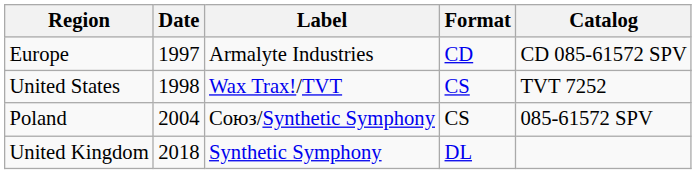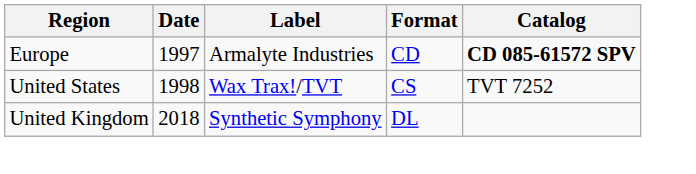(604, 53) normal -> (551, 53) bold
- row: (38, 119)
